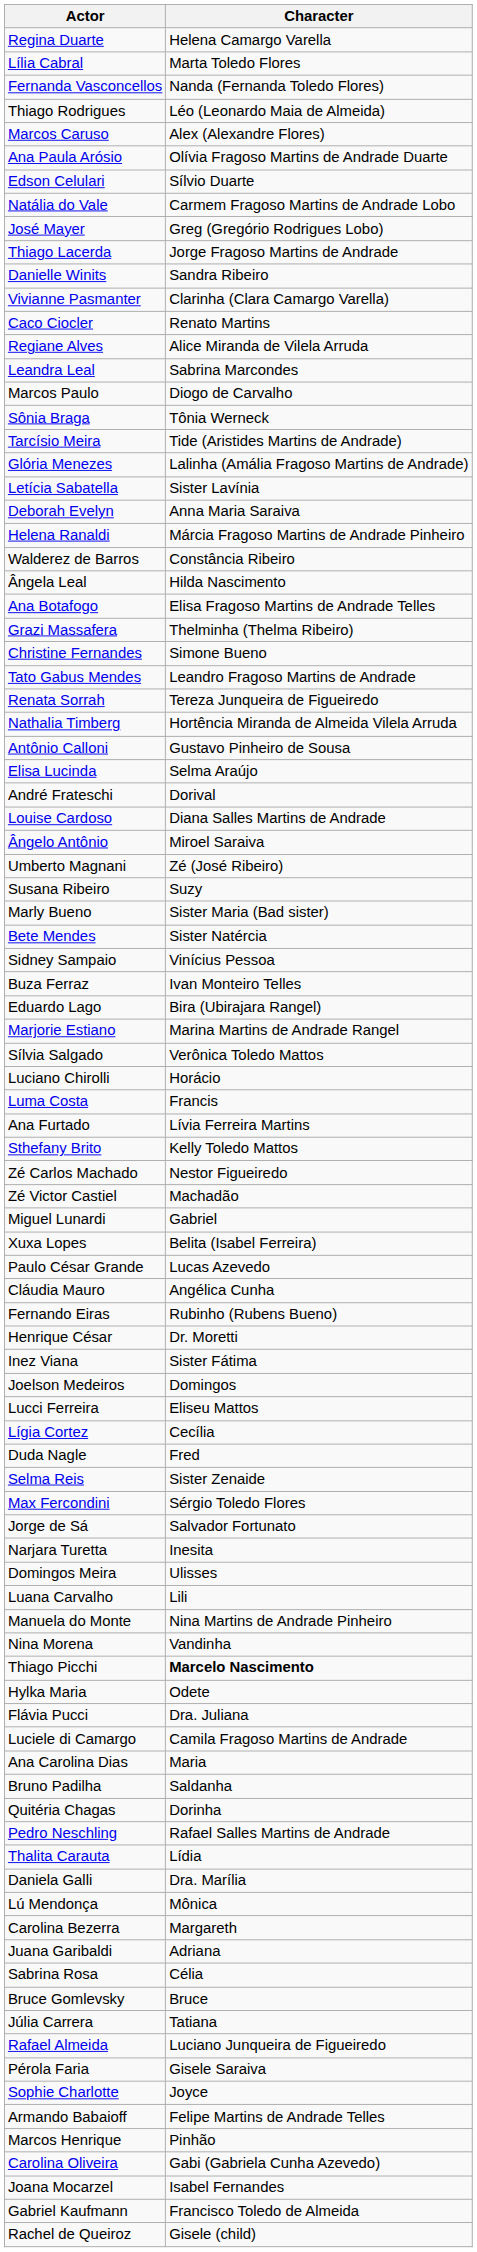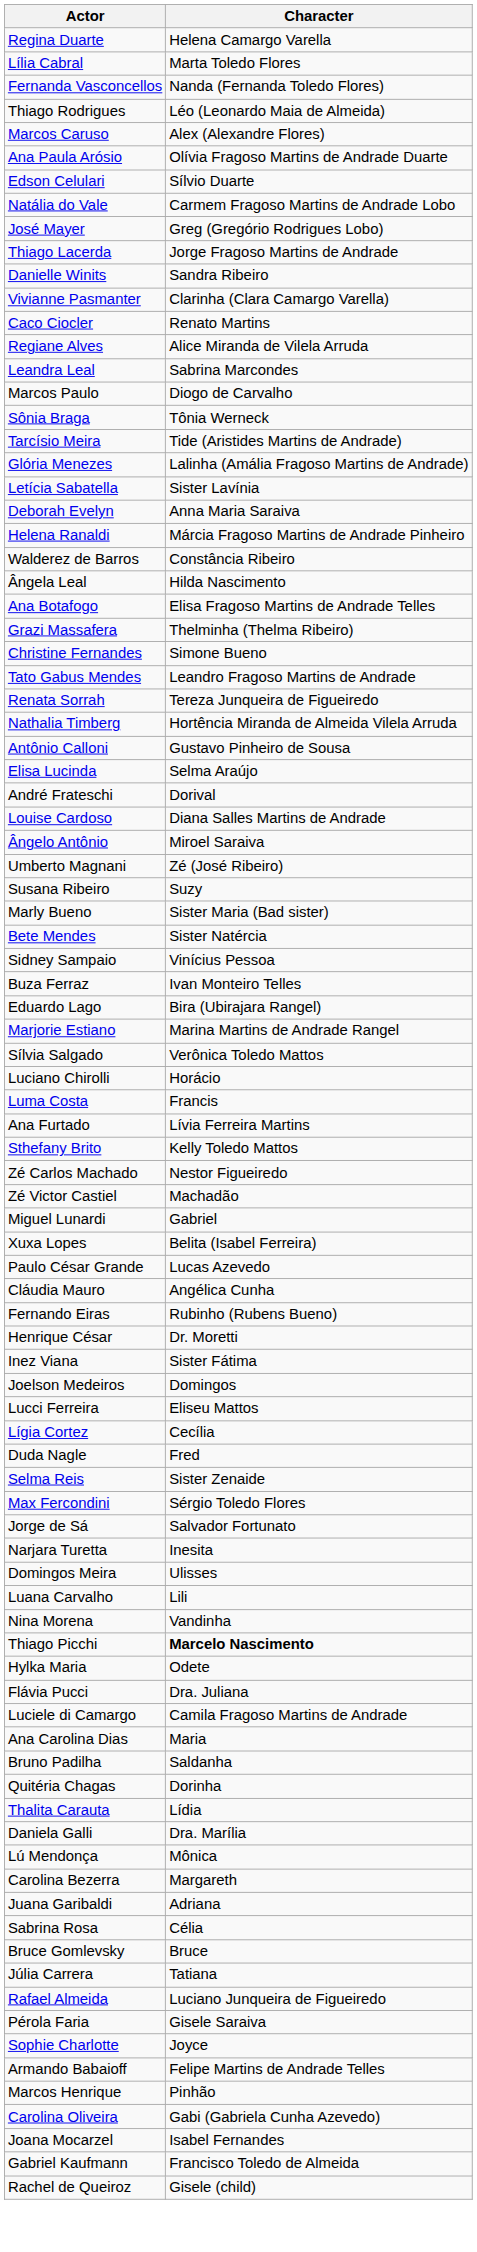- row: (70, 1621)
- row: (62, 1833)
